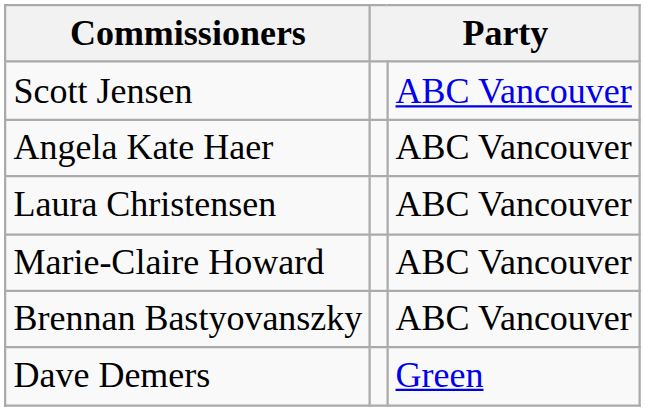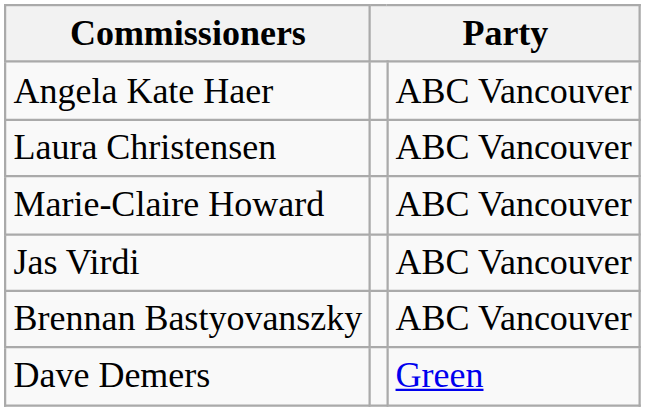- row: (103, 90)
+ row: (77, 261)
